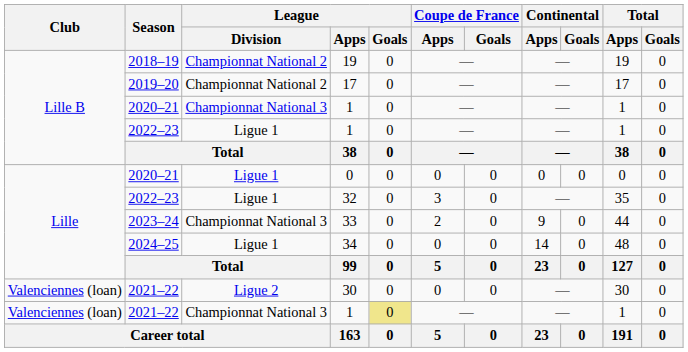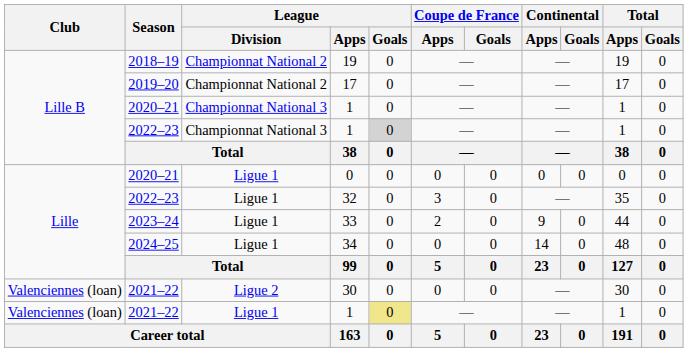(256, 130) Ligue 1 -> (256, 130) Championnat National 3
(390, 130) no background -> (390, 130) lightgrey background
(256, 221) Championnat National 3 -> (256, 221) Ligue 1
(256, 312) Championnat National 3 -> (256, 312) Ligue 1
